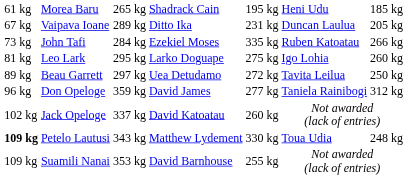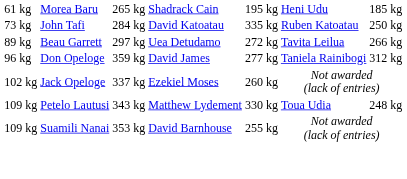- row: (75, 25)
(184, 42) Ezekiel Moses -> (186, 25) David Katoatau
(387, 42) 266 kg -> (386, 25) 250 kg
- row: (63, 58)
(387, 75) 250 kg -> (386, 42) 266 kg
(187, 114) David Katoatau -> (183, 81) Ezekiel Moses
(21, 138) bold -> (21, 105) normal
